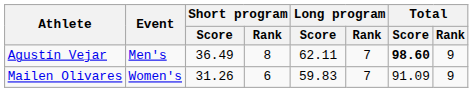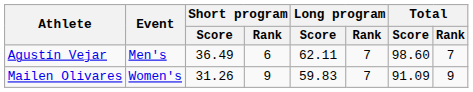(267, 55) 8 -> (267, 55) 6
(411, 55) bold -> (411, 55) normal
(450, 55) 9 -> (450, 55) 7
(267, 77) 6 -> (267, 77) 9
